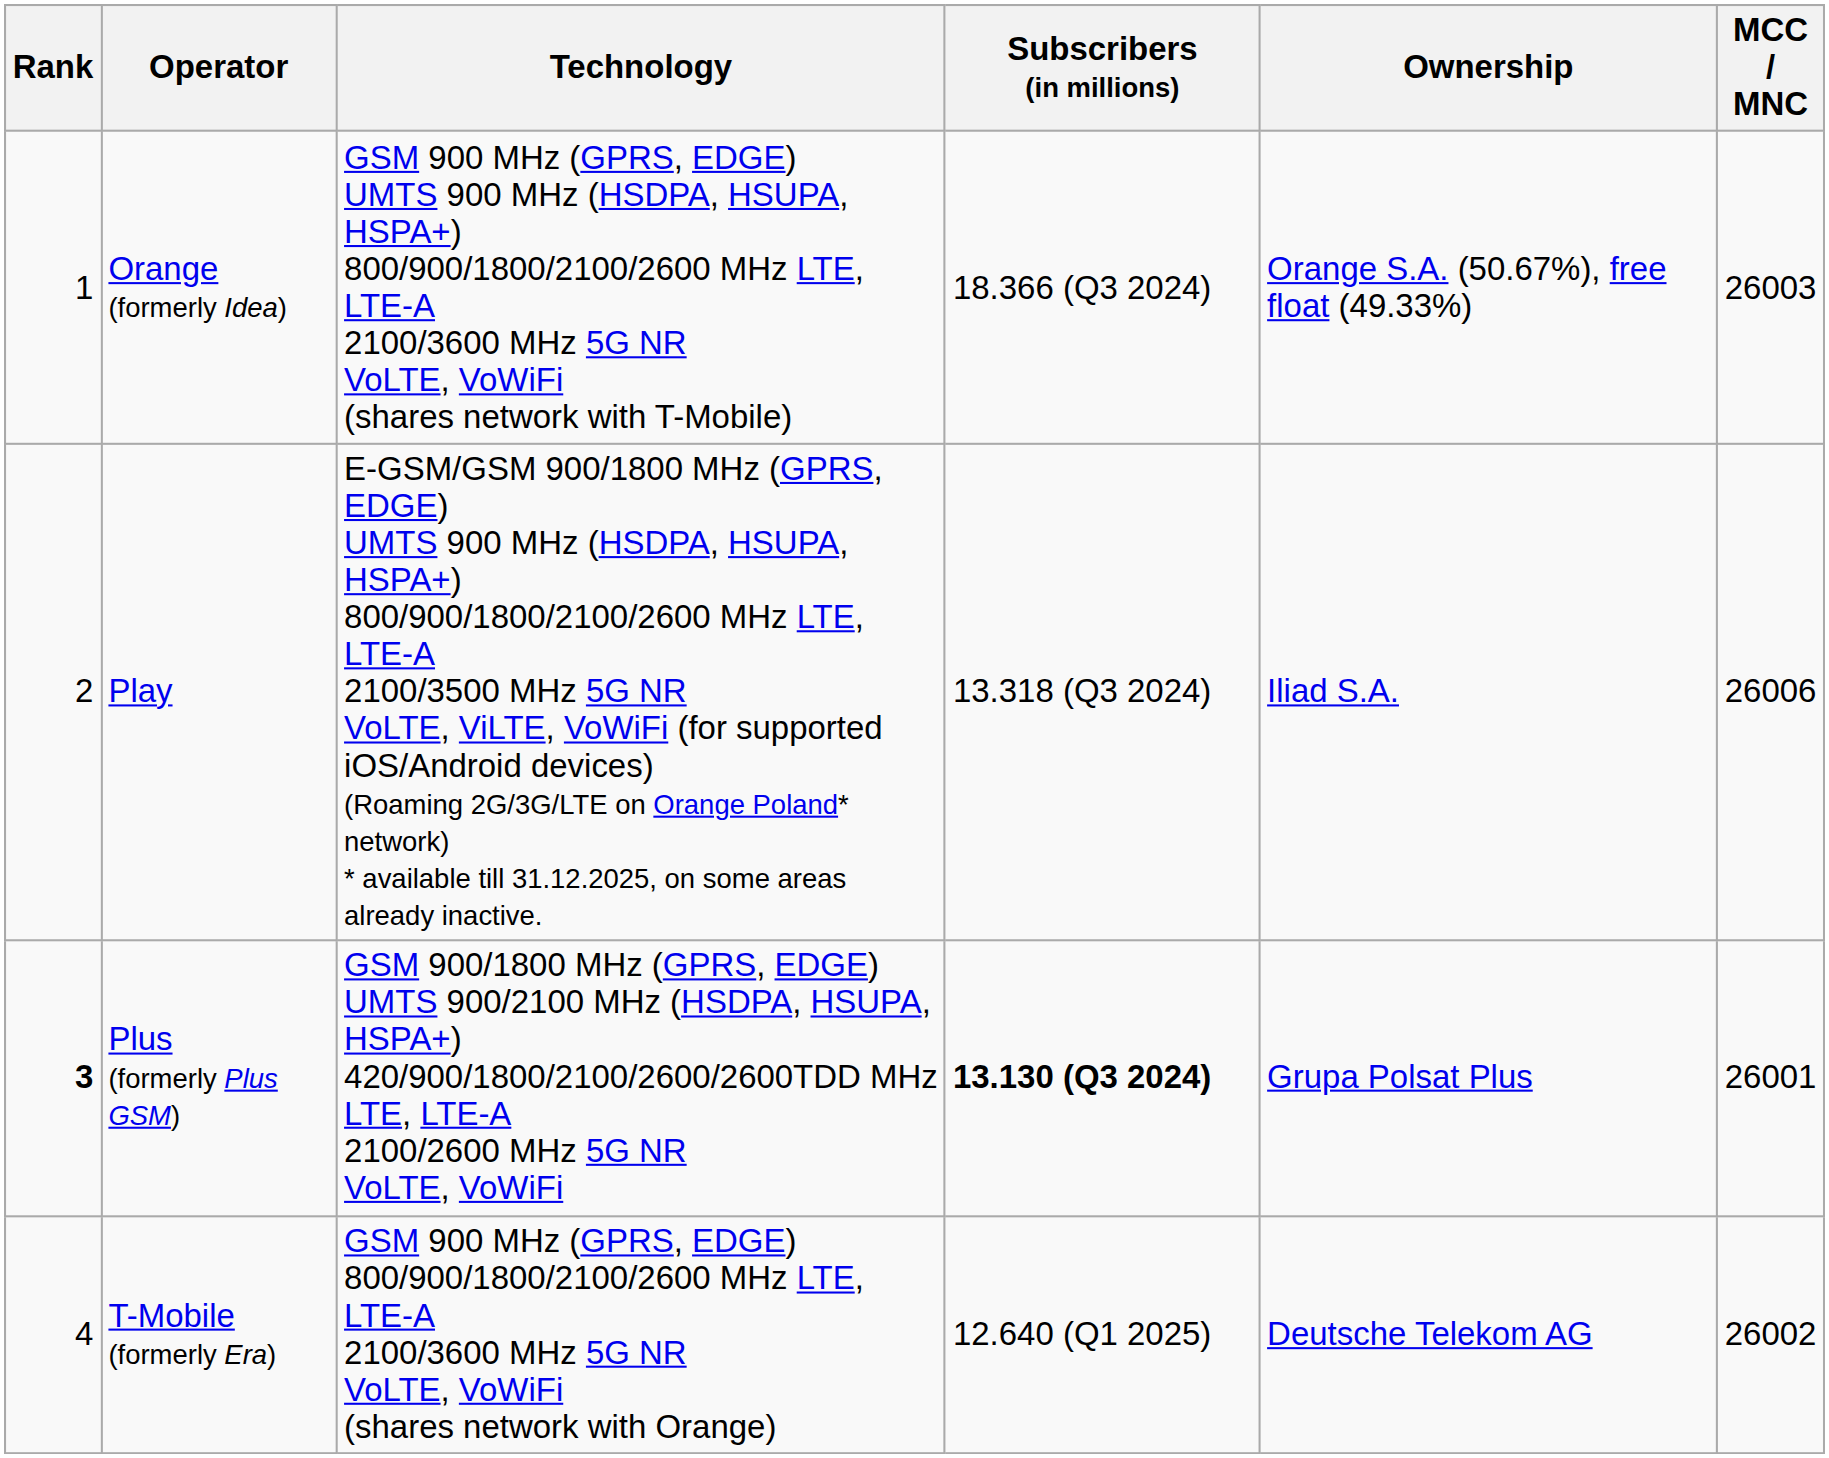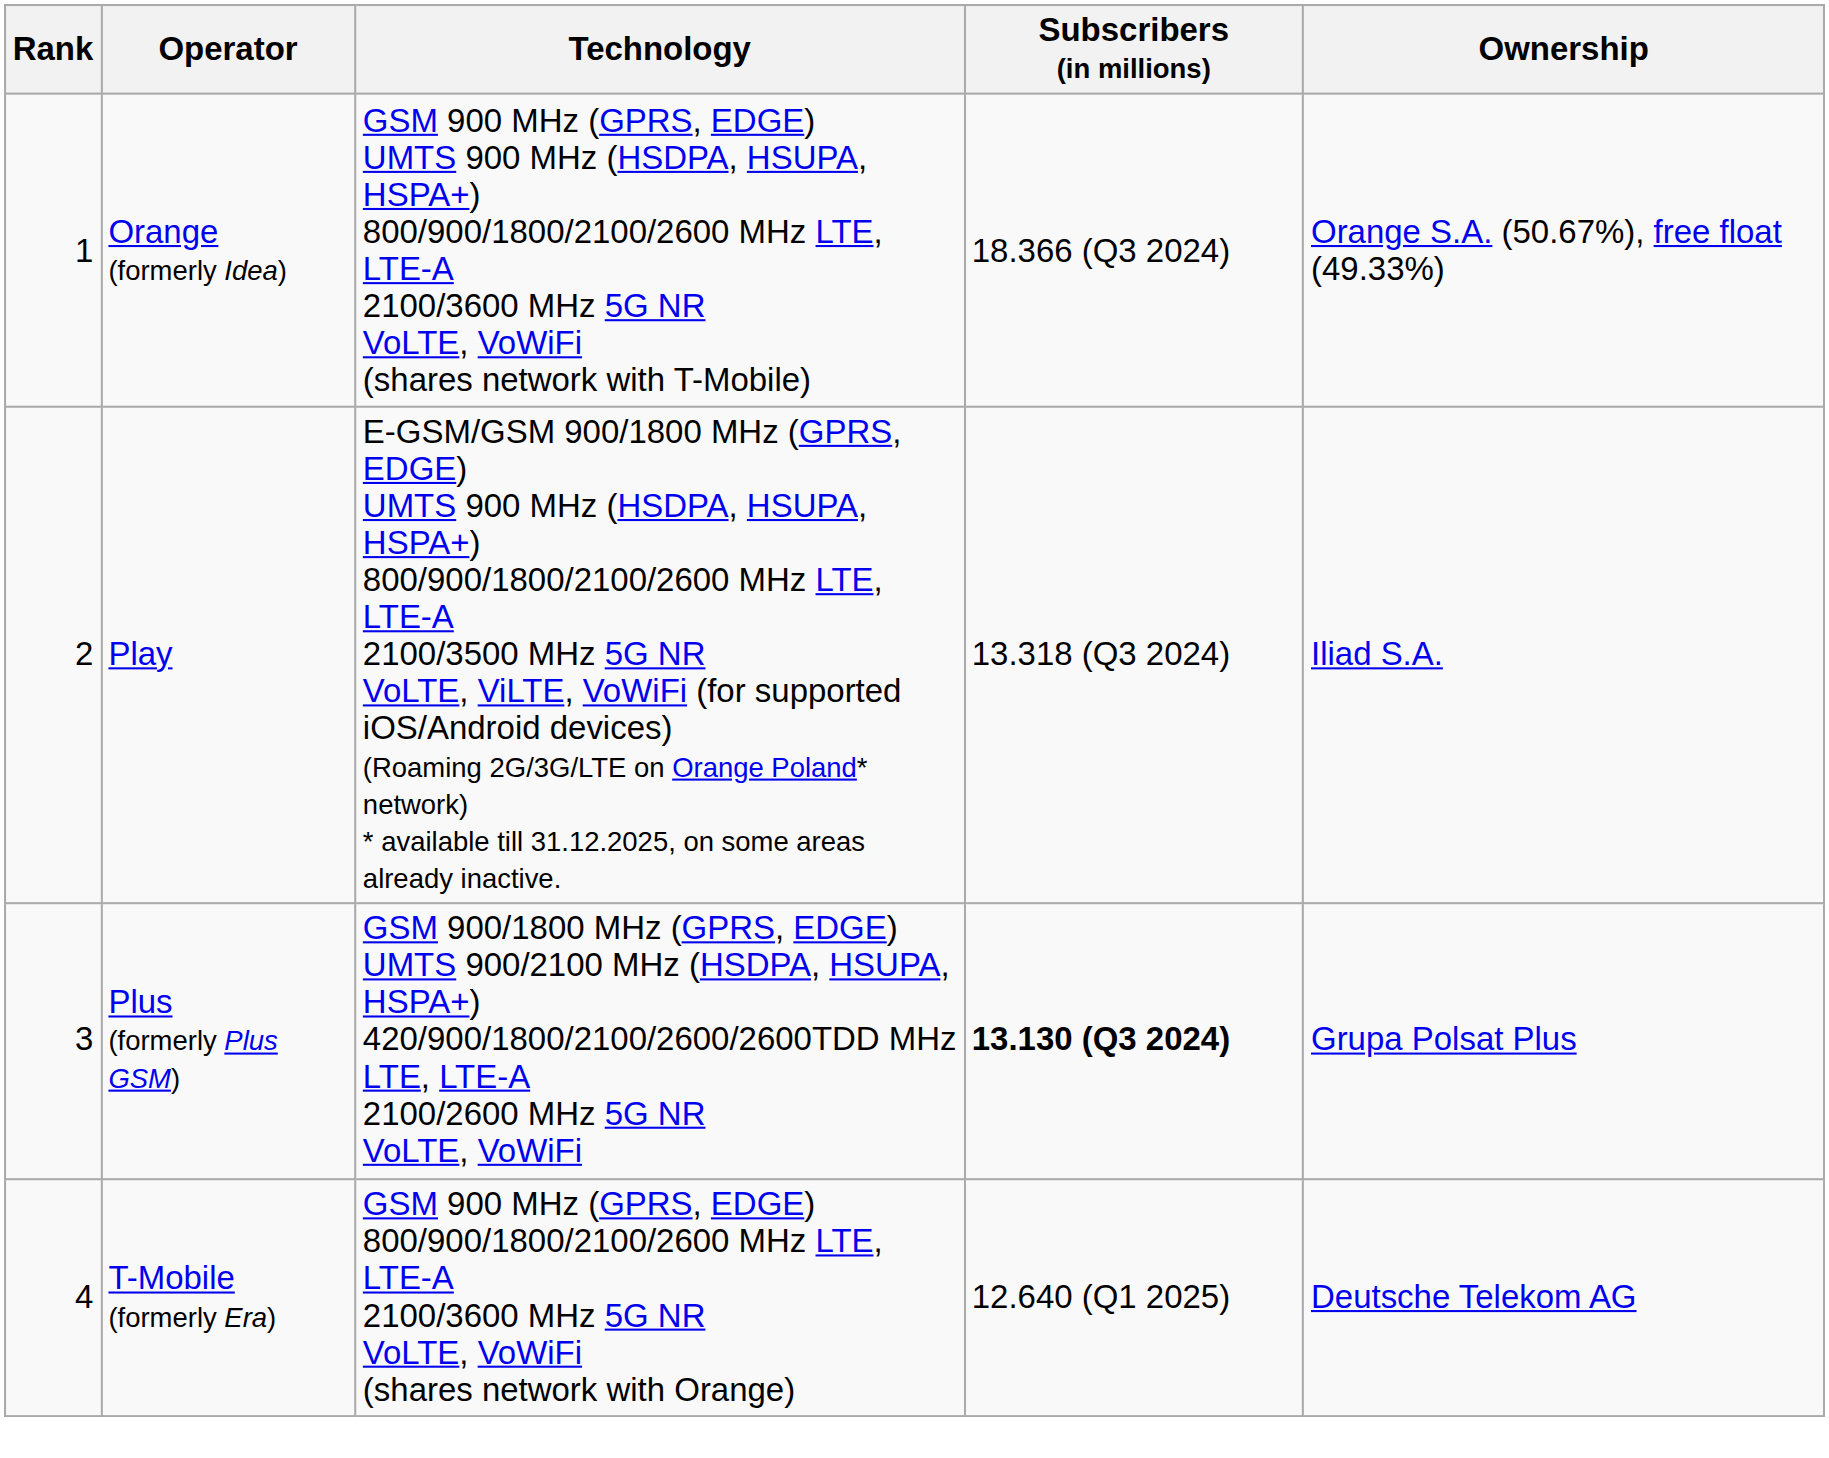- column: (1771, 67)
(84, 1077) bold -> (84, 1040) normal
